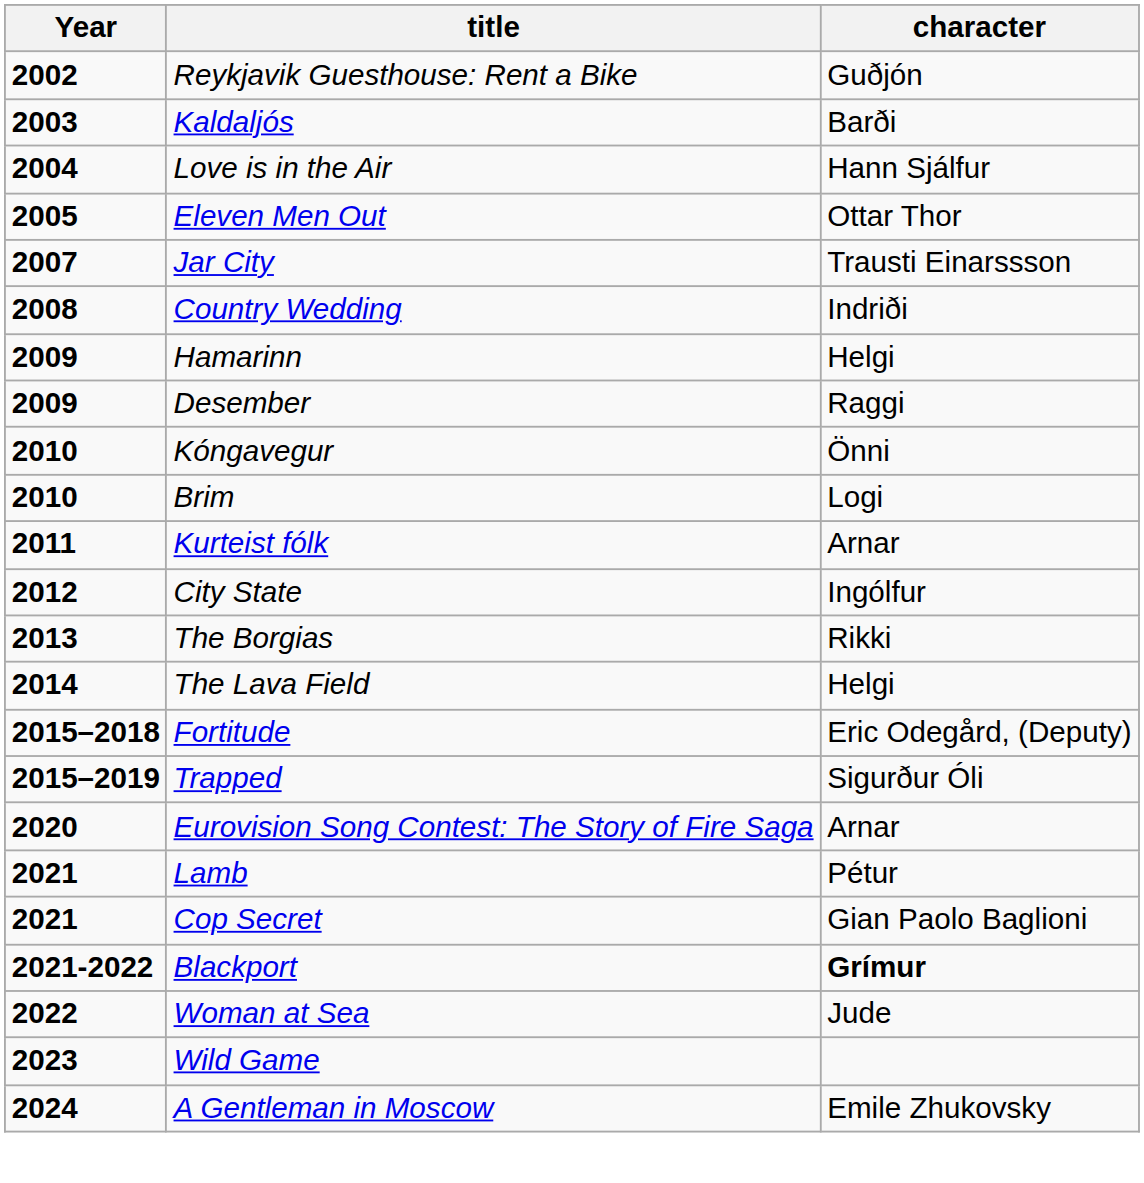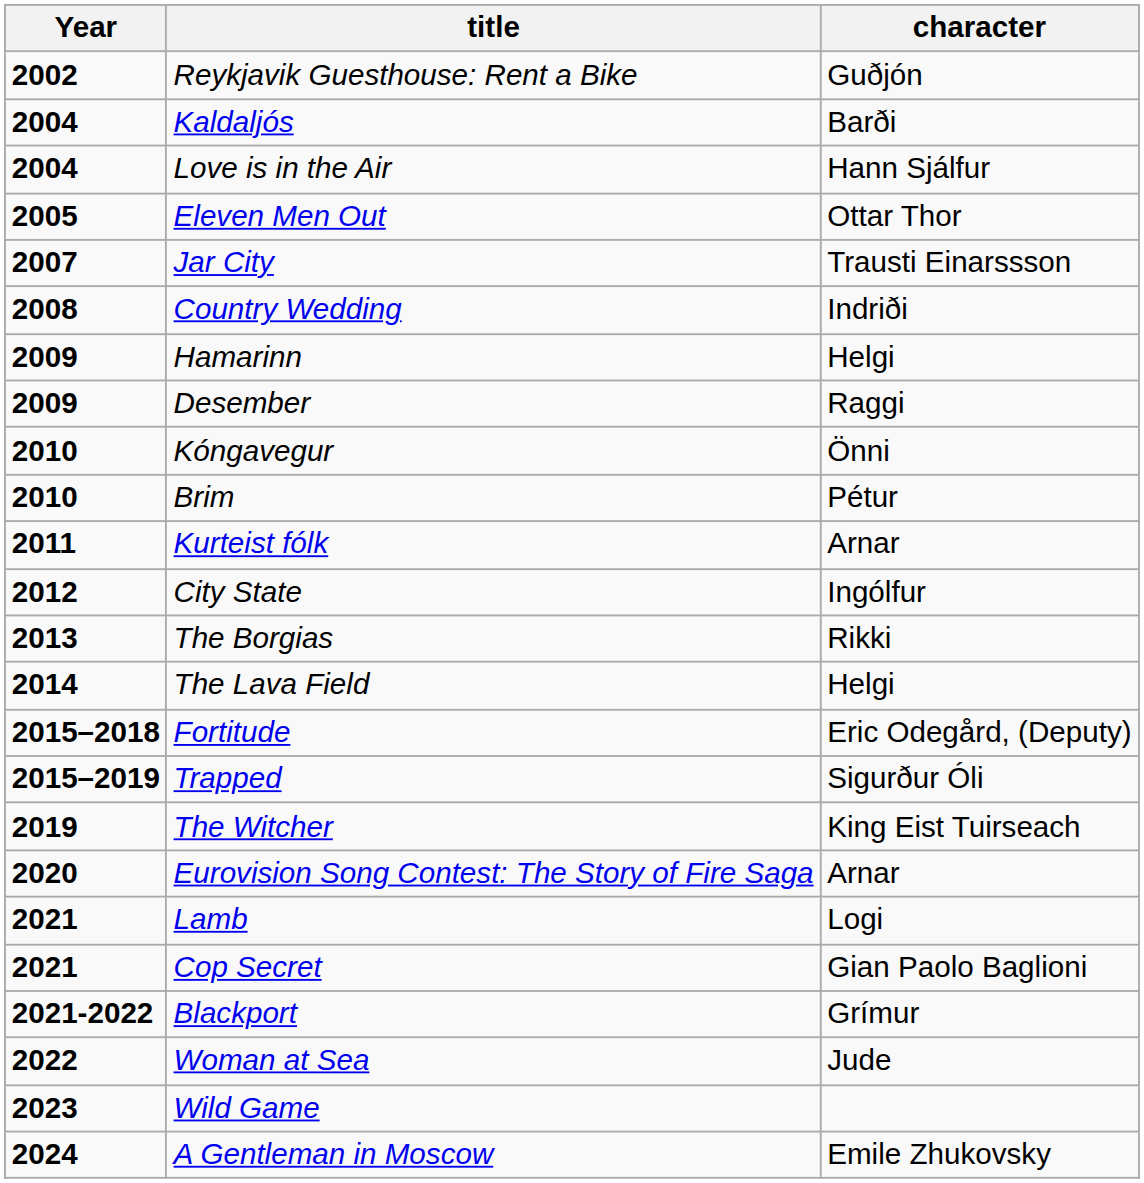(45, 121) 2003 -> (45, 121) 2004
(855, 497) Logi -> (863, 497) Pétur
+ row: (253, 826)
(863, 872) Pétur -> (855, 919) Logi
(877, 966) bold -> (873, 1013) normal
